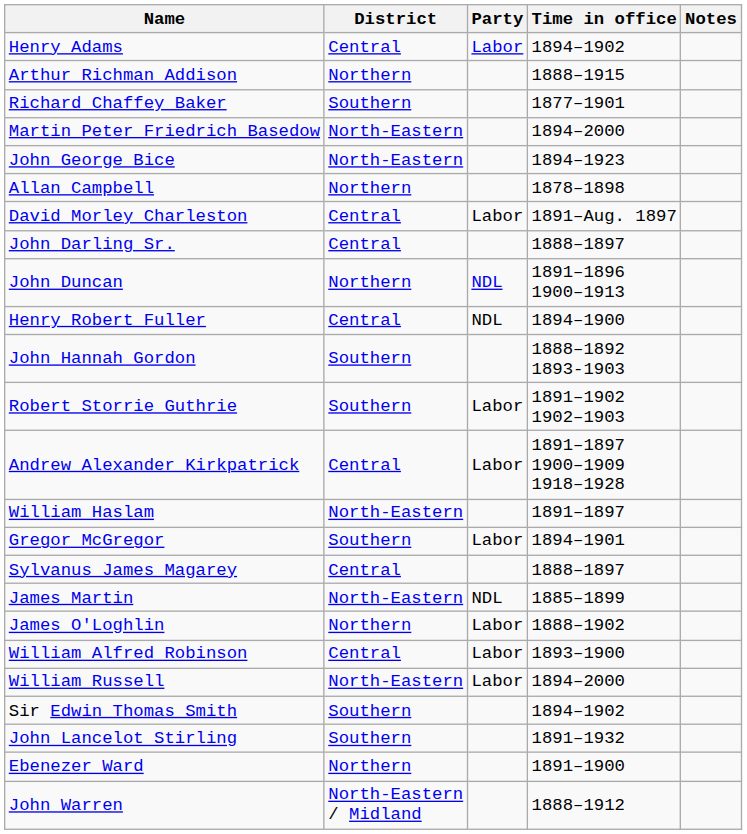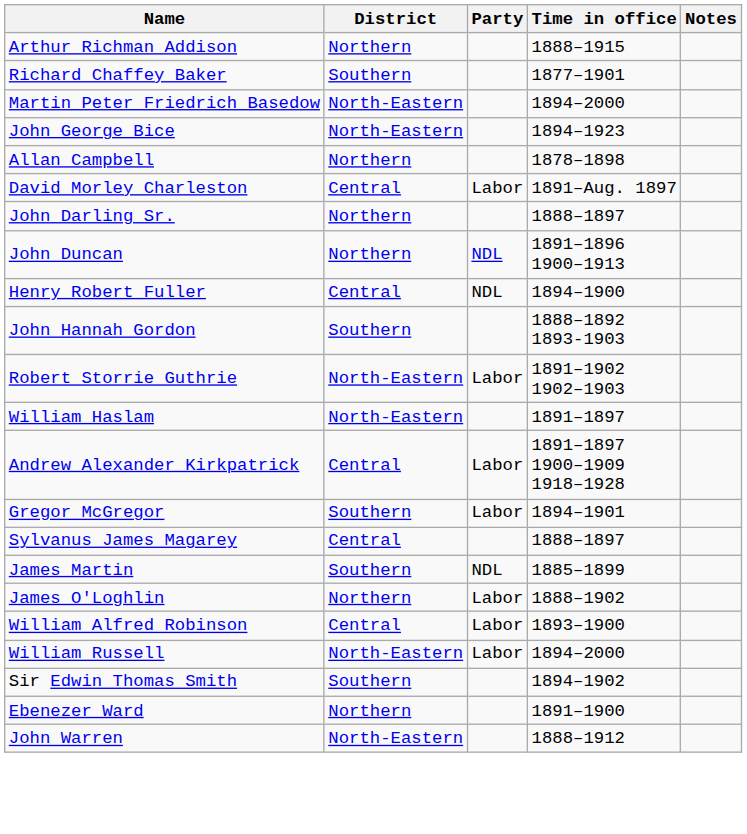- row: (66, 47)
(365, 244) Central -> (370, 216) Northern
(370, 407) Southern -> (396, 379) North-Eastern
rows swapped: (81, 513) <-> (154, 465)
(396, 598) North-Eastern -> (370, 569) Southern
- row: (123, 738)
(396, 805) North-Eastern / Midland -> (396, 738) North-Eastern
